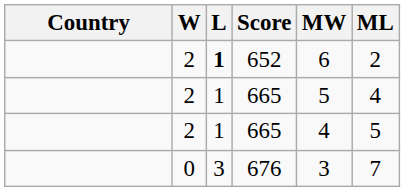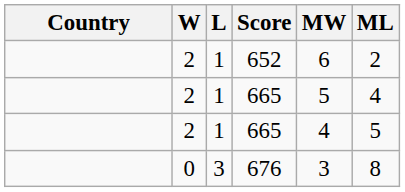(219, 58) bold -> (219, 58) normal
(375, 167) 7 -> (375, 167) 8
